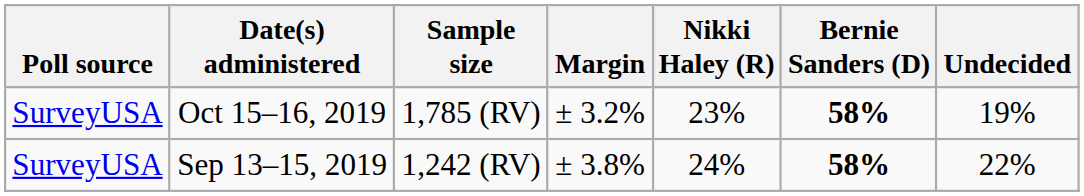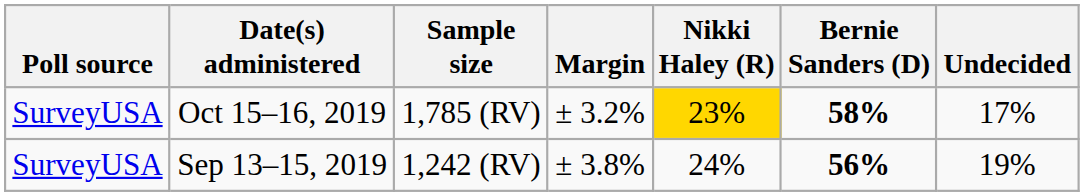(717, 112) no background -> (717, 112) gold background
(1007, 112) 19% -> (1007, 112) 17%
(859, 164) 58% -> (859, 164) 56%
(1007, 164) 22% -> (1007, 164) 19%
